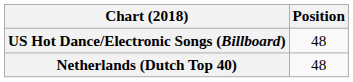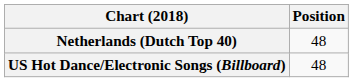rows swapped: (147, 64) <-> (147, 40)
